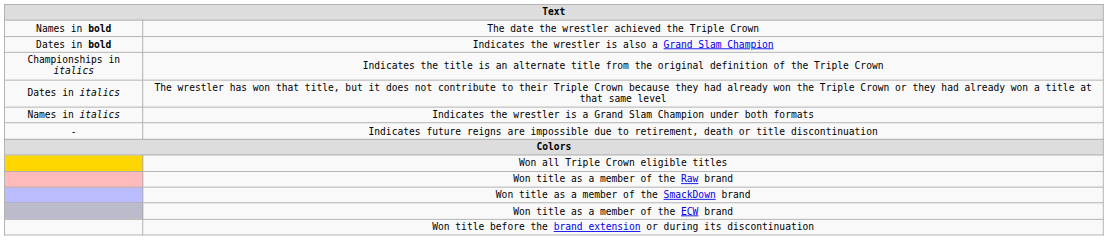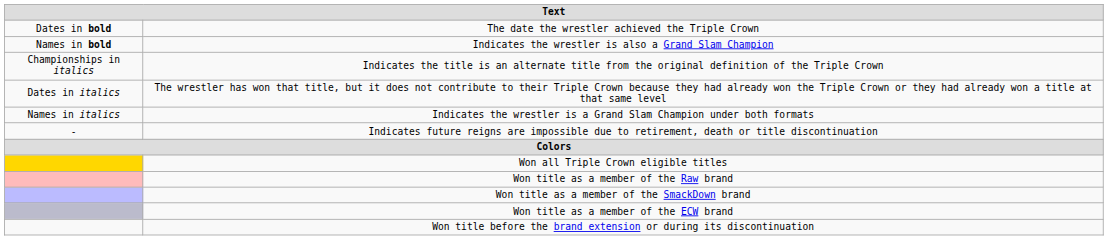(74, 29) Names in bold -> (74, 29) Dates in bold
(74, 45) Dates in bold -> (74, 45) Names in bold
